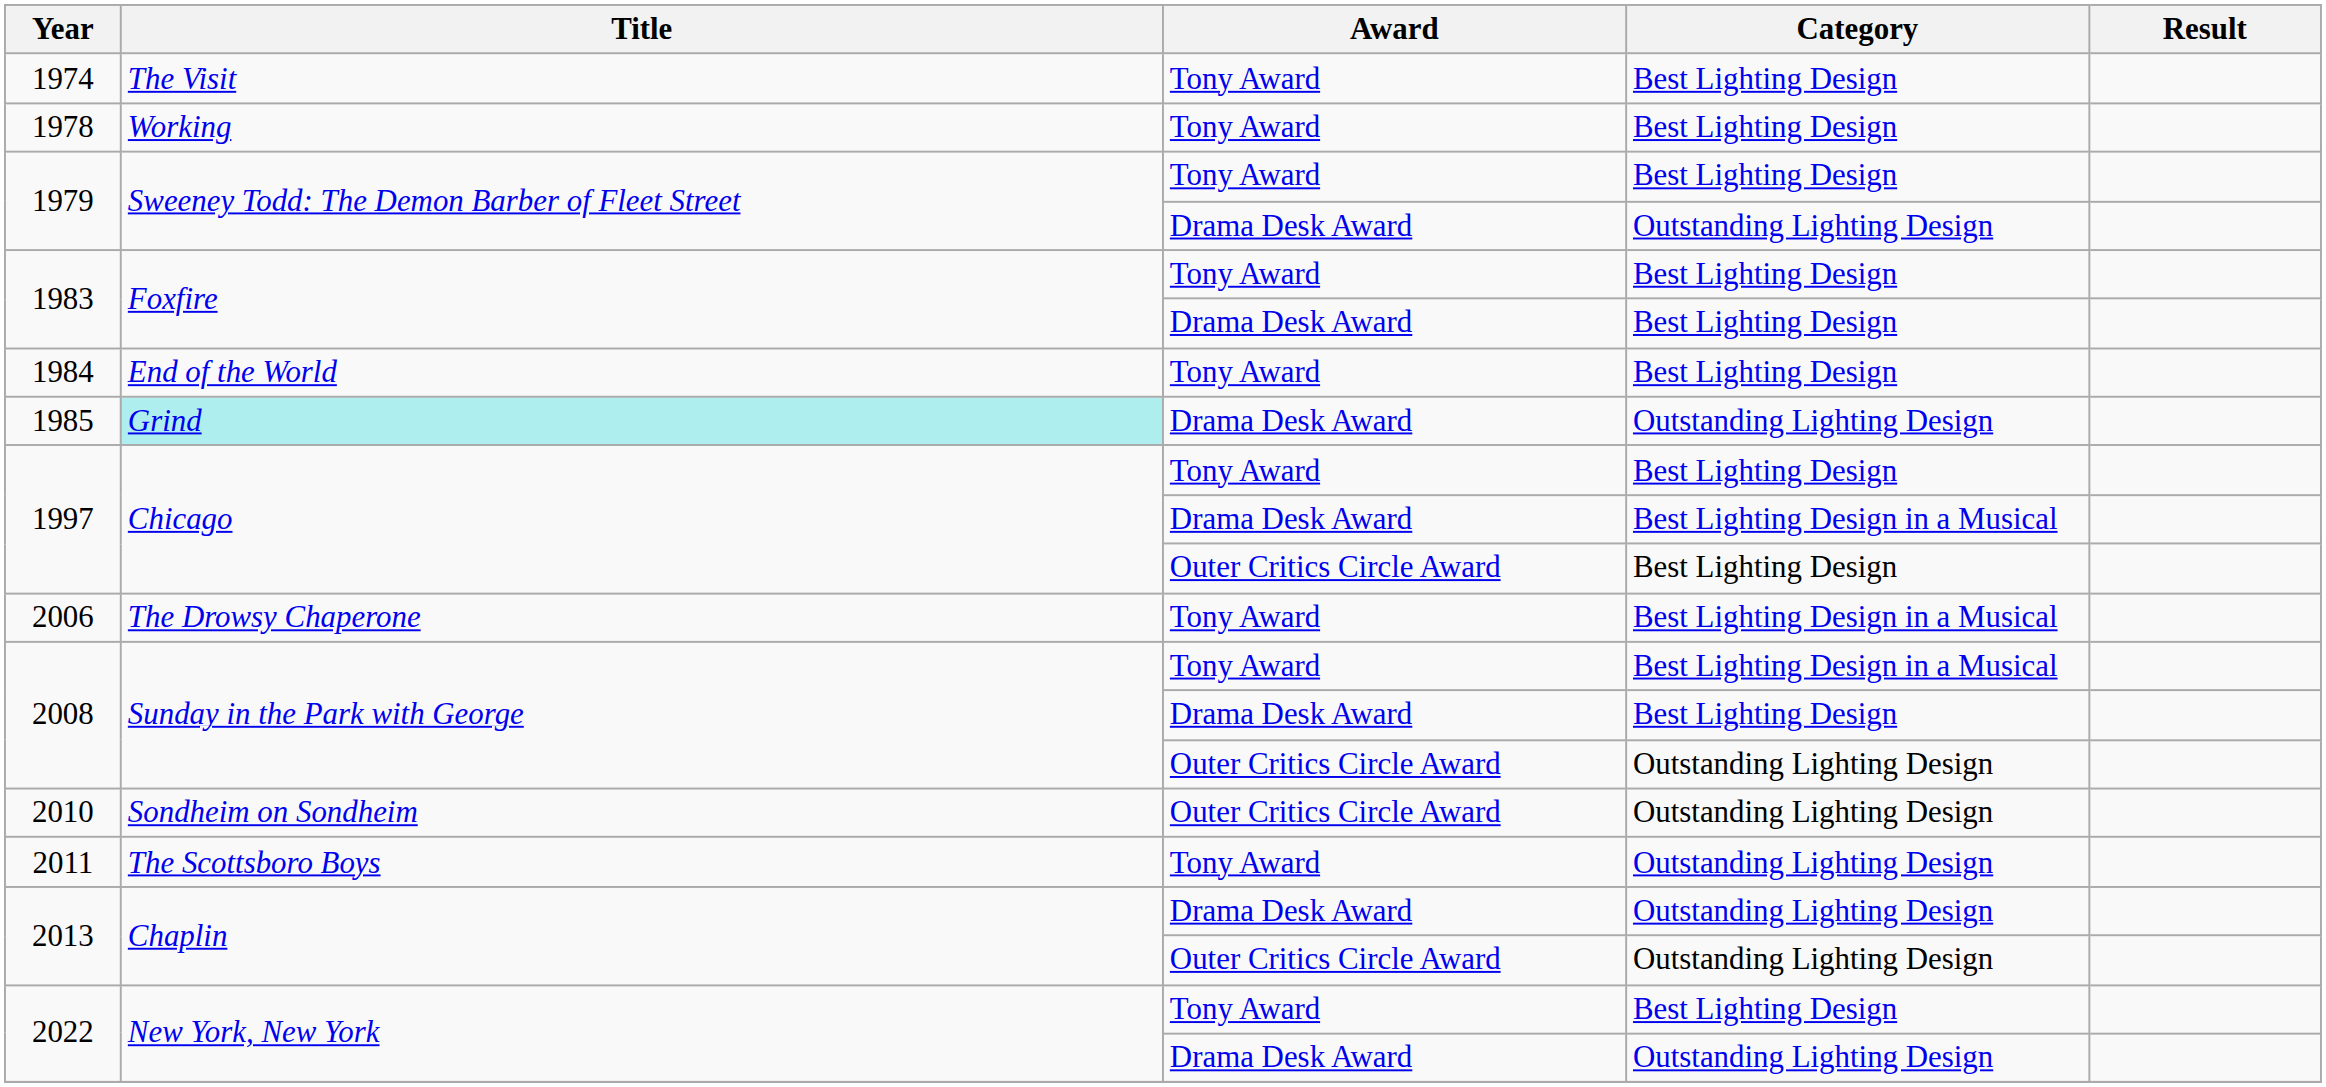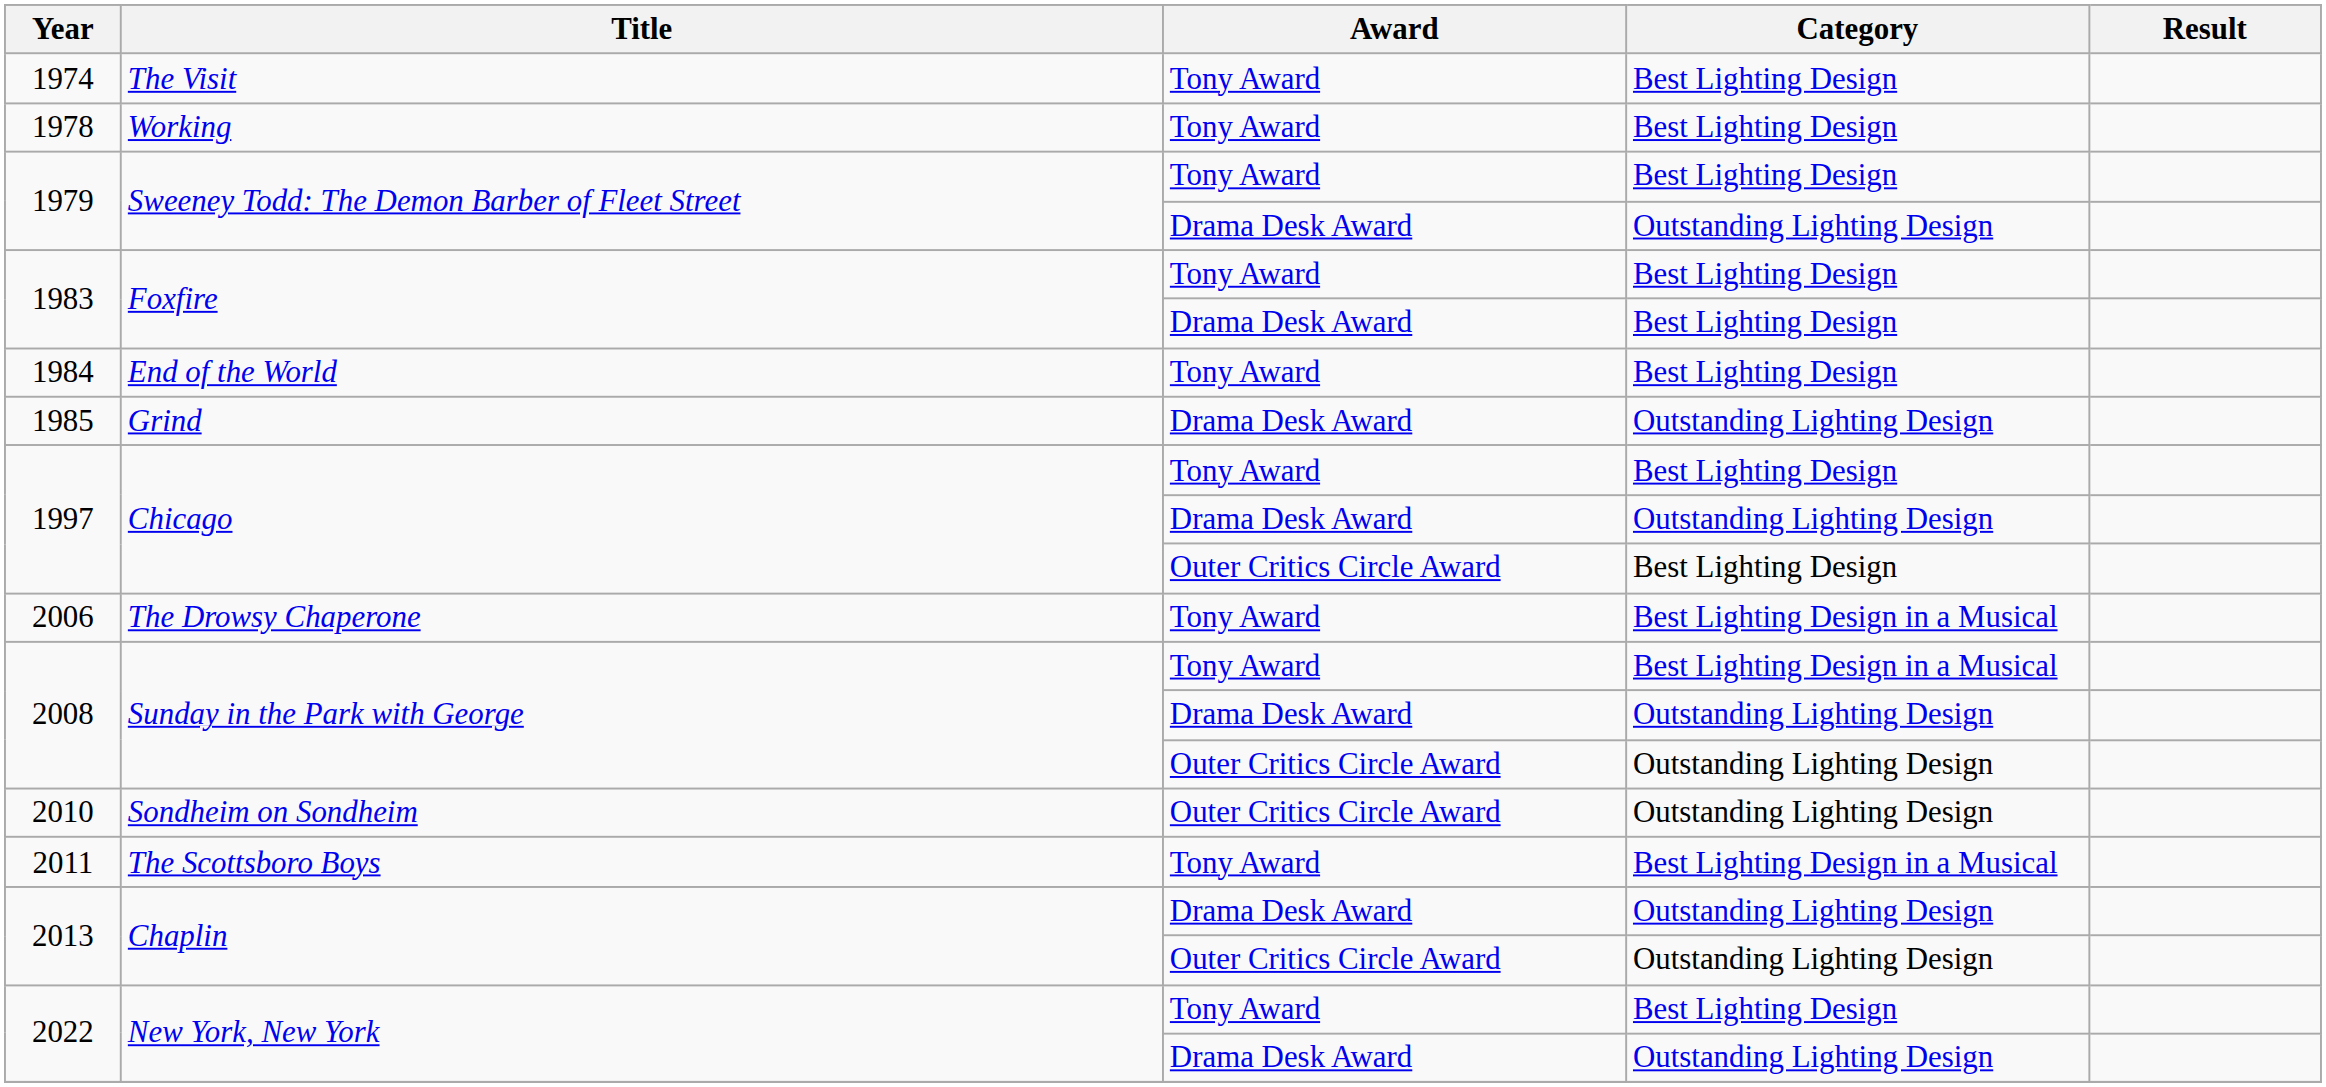(165, 420) paleturquoise background -> (165, 420) no background
(1845, 518) Best Lighting Design in a Musical -> (1813, 518) Outstanding Lighting Design
(1765, 714) Best Lighting Design -> (1813, 714) Outstanding Lighting Design
(1813, 861) Outstanding Lighting Design -> (1845, 861) Best Lighting Design in a Musical
